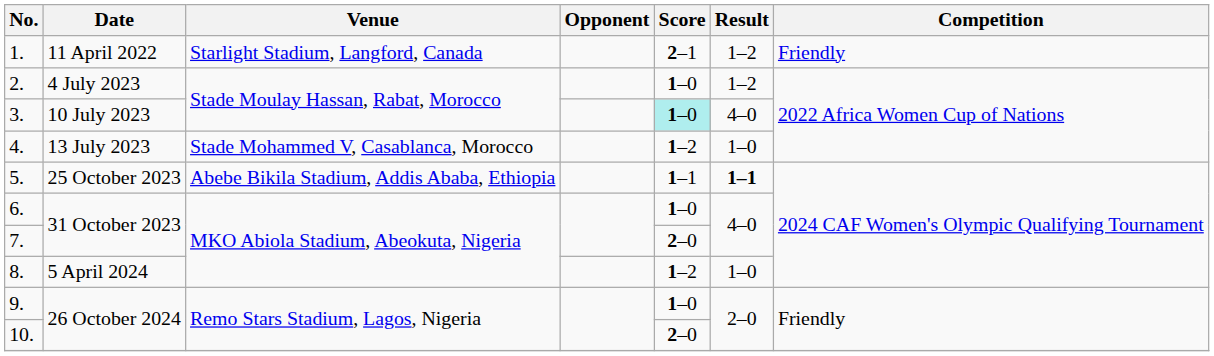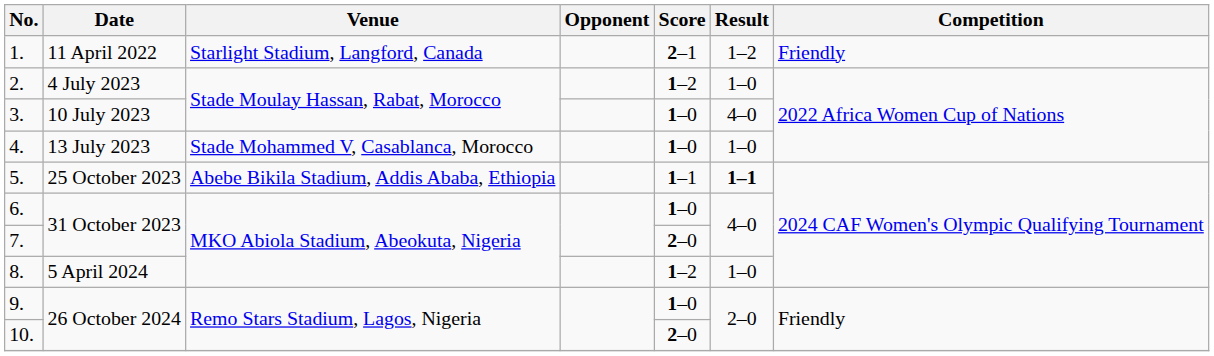(682, 83) 1–0 -> (682, 83) 1–2
(742, 83) 1–2 -> (742, 83) 1–0
(682, 114) paleturquoise background -> (682, 114) no background
(682, 146) 1–2 -> (682, 146) 1–0
